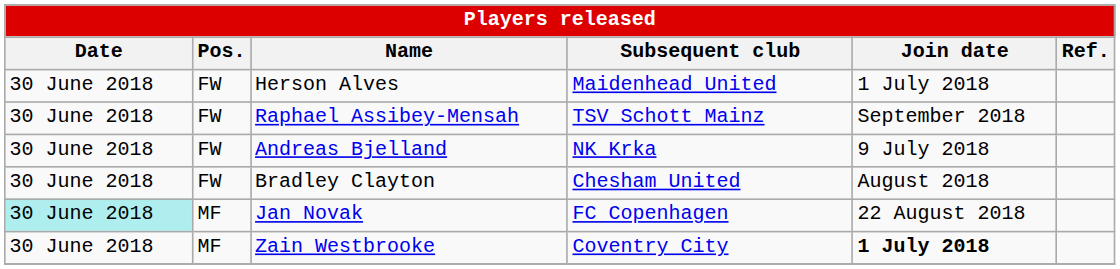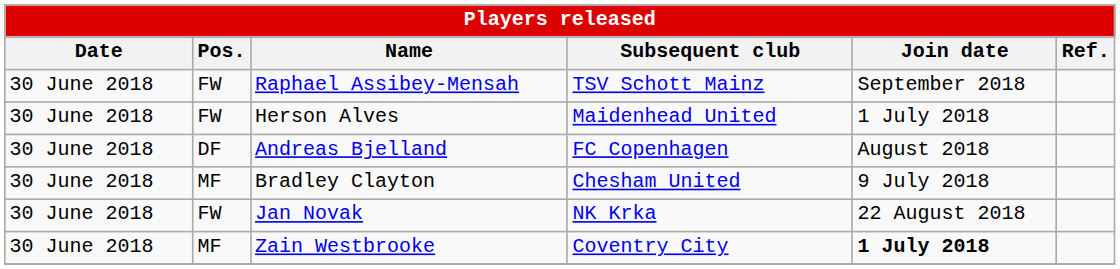rows swapped: (327, 86) <-> (387, 118)
(209, 150) FW -> (209, 150) DF
(614, 150) NK Krka -> (651, 150) FC Copenhagen
(924, 150) 9 July 2018 -> (924, 150) August 2018
(209, 183) FW -> (209, 183) MF
(924, 183) August 2018 -> (924, 183) 9 July 2018
(82, 215) paleturquoise background -> (82, 215) no background
(209, 215) MF -> (209, 215) FW
(651, 215) FC Copenhagen -> (614, 215) NK Krka
